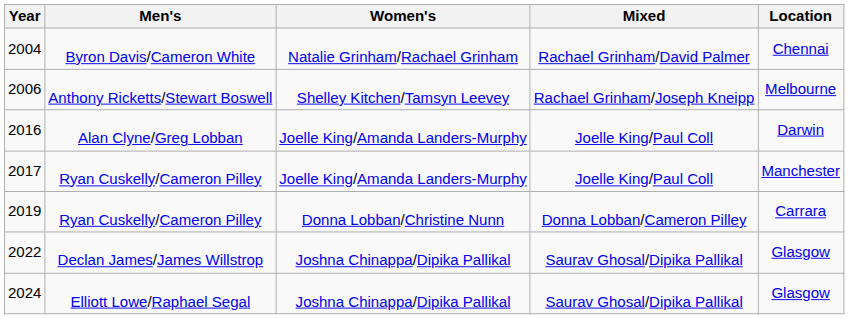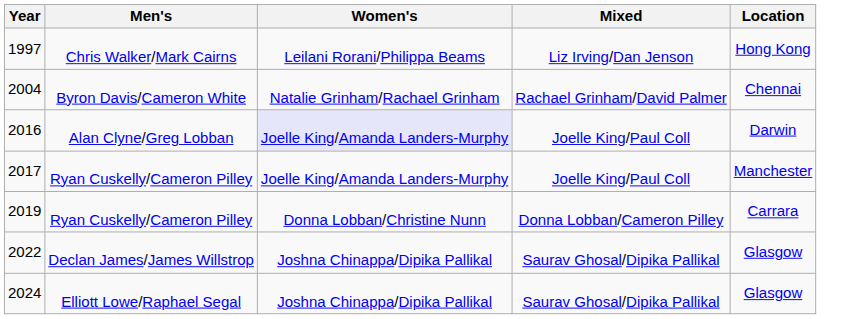+ row: (25, 48)
- row: (25, 89)
(403, 138) no background -> (385, 138) lavender background
